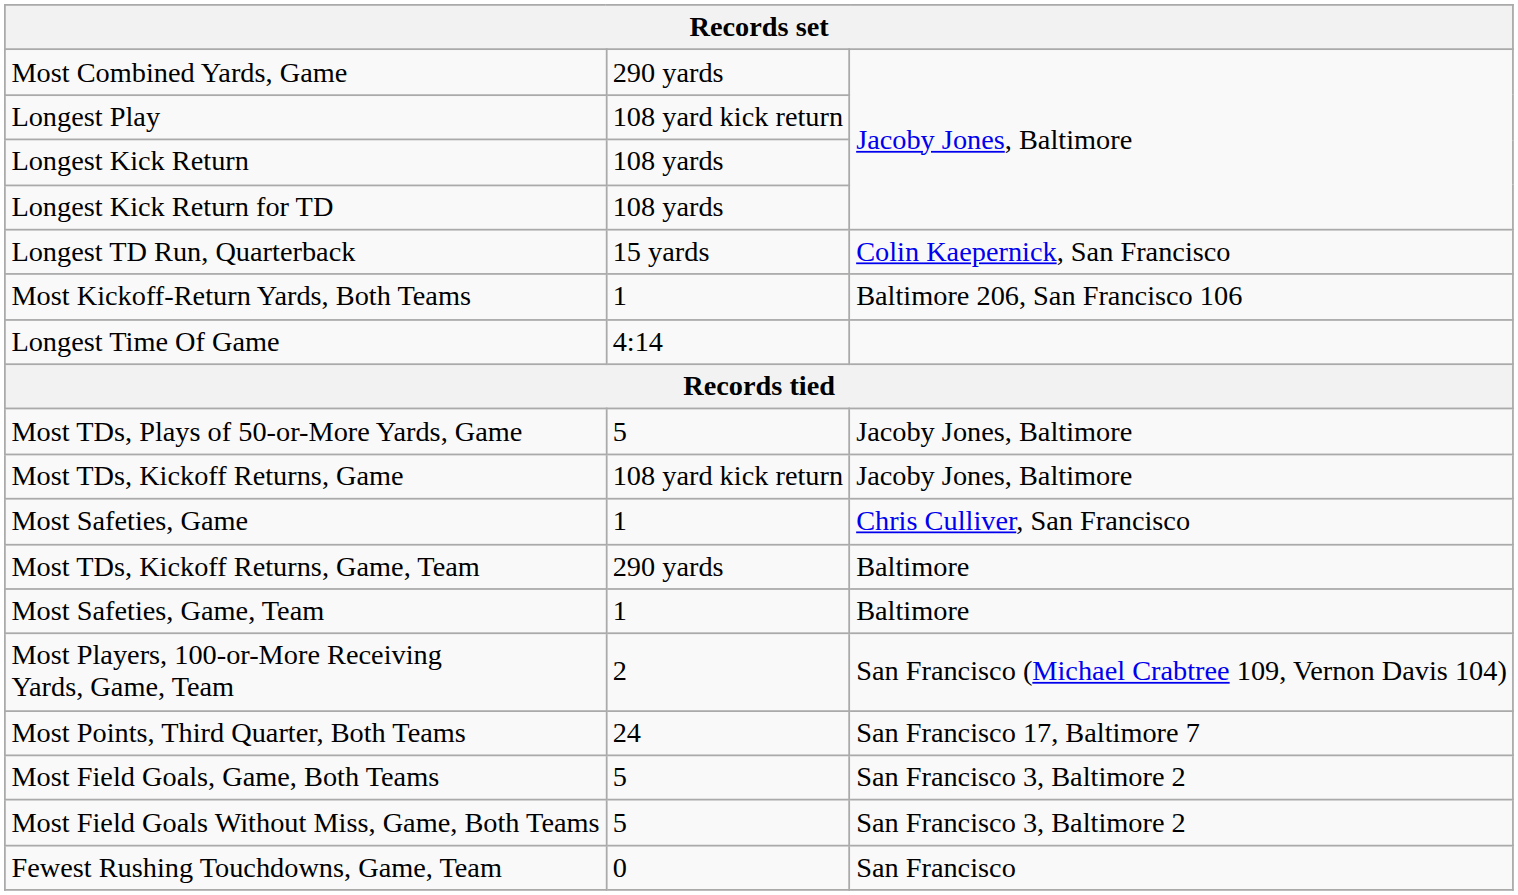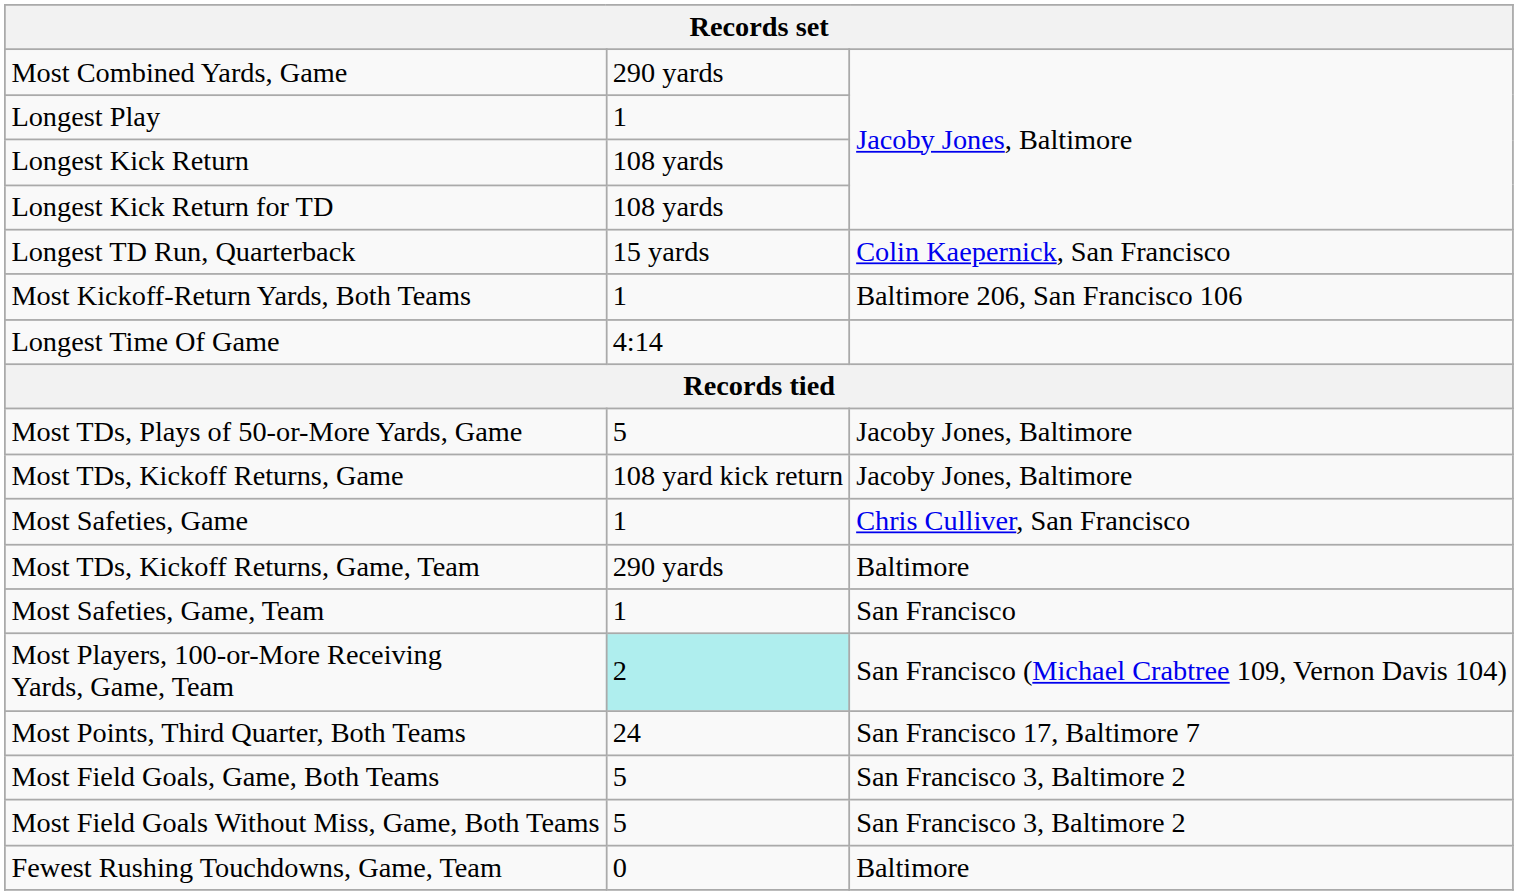(728, 116) 108 yard kick return -> (620, 116) 1
(913, 610) Baltimore -> (936, 610) San Francisco
(620, 671) no background -> (620, 671) paleturquoise background
(936, 867) San Francisco -> (913, 867) Baltimore
